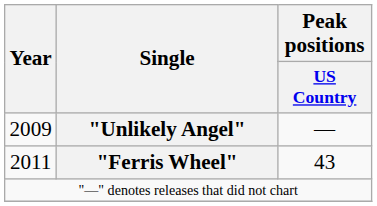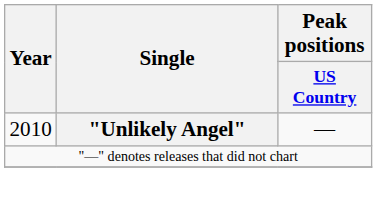(31, 129) 2009 -> (31, 129) 2010
- row: (167, 162)
